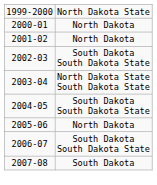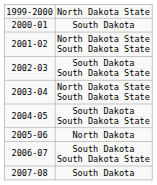(103, 25) North Dakota -> (103, 25) South Dakota
(103, 39) North Dakota -> (103, 44) North Dakota State South Dakota State
